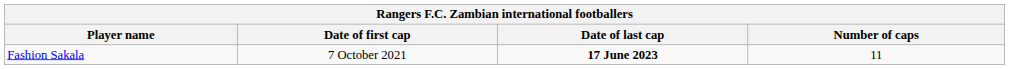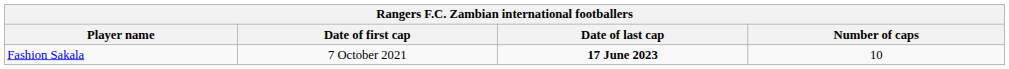(876, 54) 11 -> (876, 54) 10
